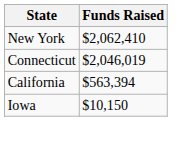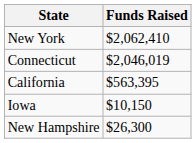(109, 82) $563,394 -> (132, 82) $563,395
+ row: (54, 127)
